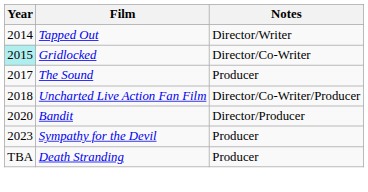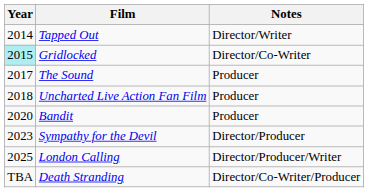(286, 95) Director/Co-Writer/Producer -> (235, 95) Producer
(259, 116) Director/Producer -> (235, 116) Producer
(235, 136) Producer -> (259, 136) Director/Producer
+ row: (79, 156)
(235, 156) Producer -> (286, 177) Director/Co-Writer/Producer
